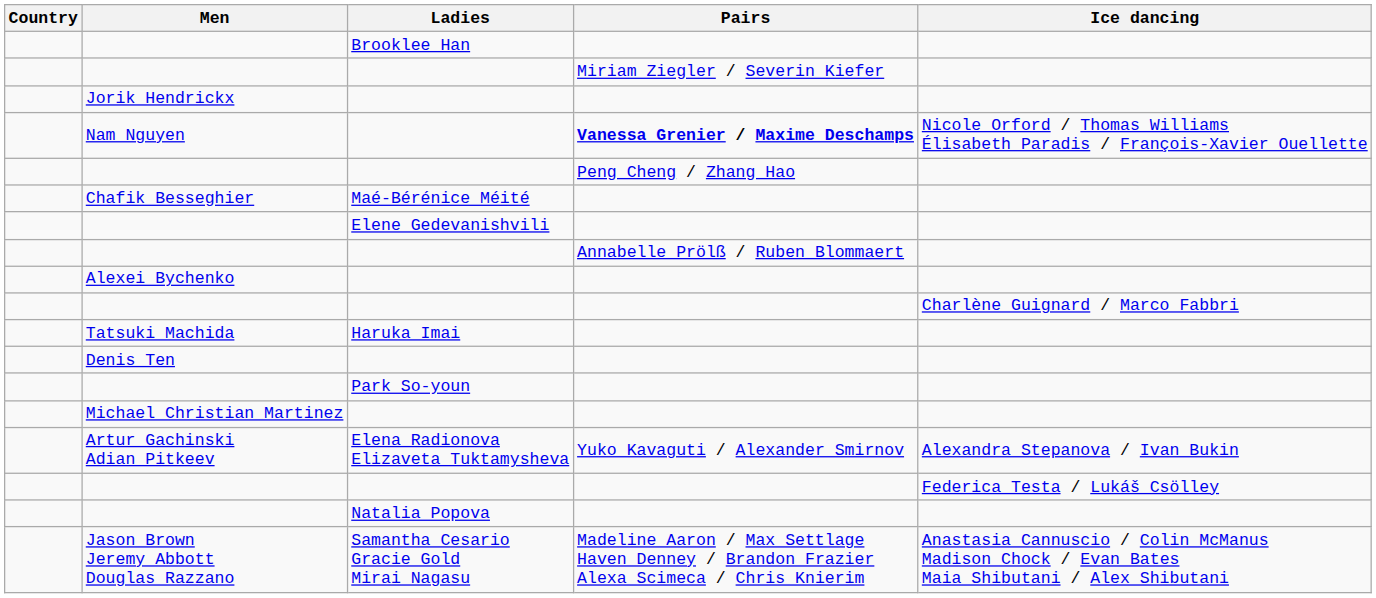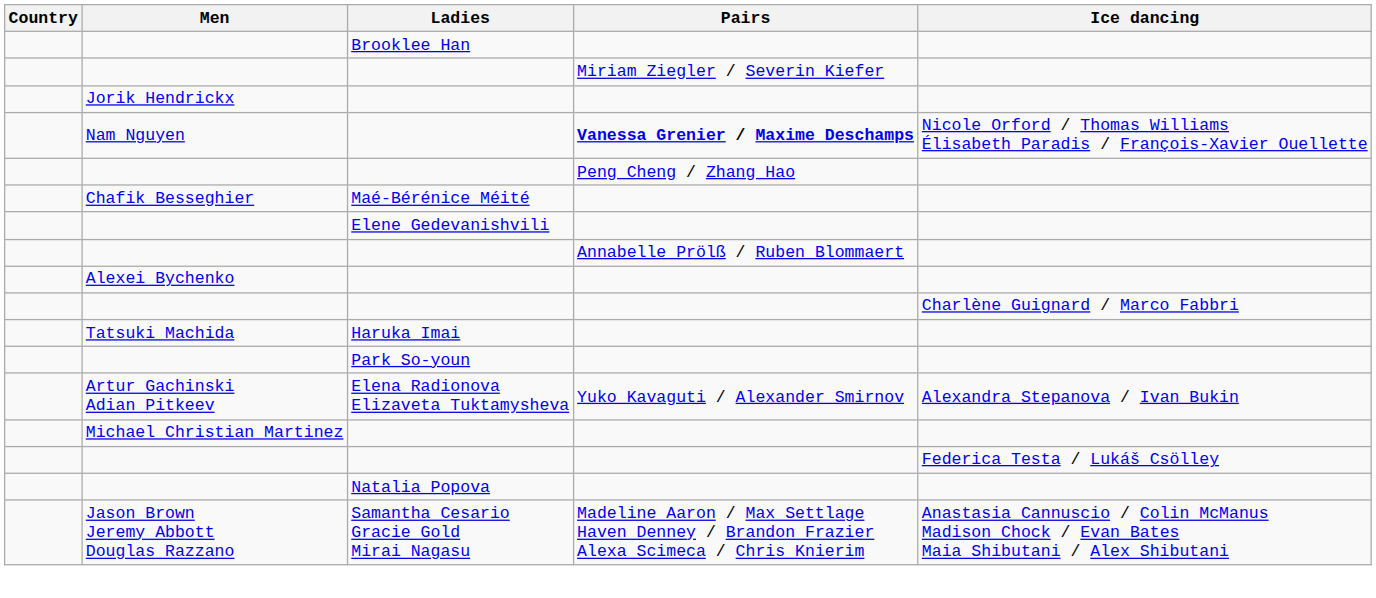- row: (130, 360)
rows swapped: (215, 414) <-> (160, 450)
